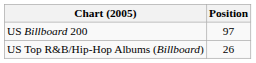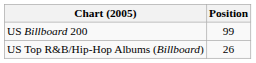(229, 31) 97 -> (229, 31) 99
